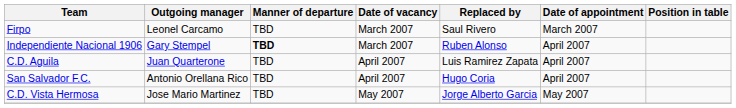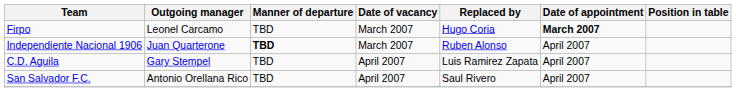(469, 29) Saul Rivero -> (468, 29) Hugo Coria
(570, 29) normal -> (571, 29) bold
(179, 45) Gary Stempel -> (186, 45) Juan Quarterone
(186, 62) Juan Quarterone -> (179, 62) Gary Stempel
(468, 78) Hugo Coria -> (469, 78) Saul Rivero
- row: (53, 95)
